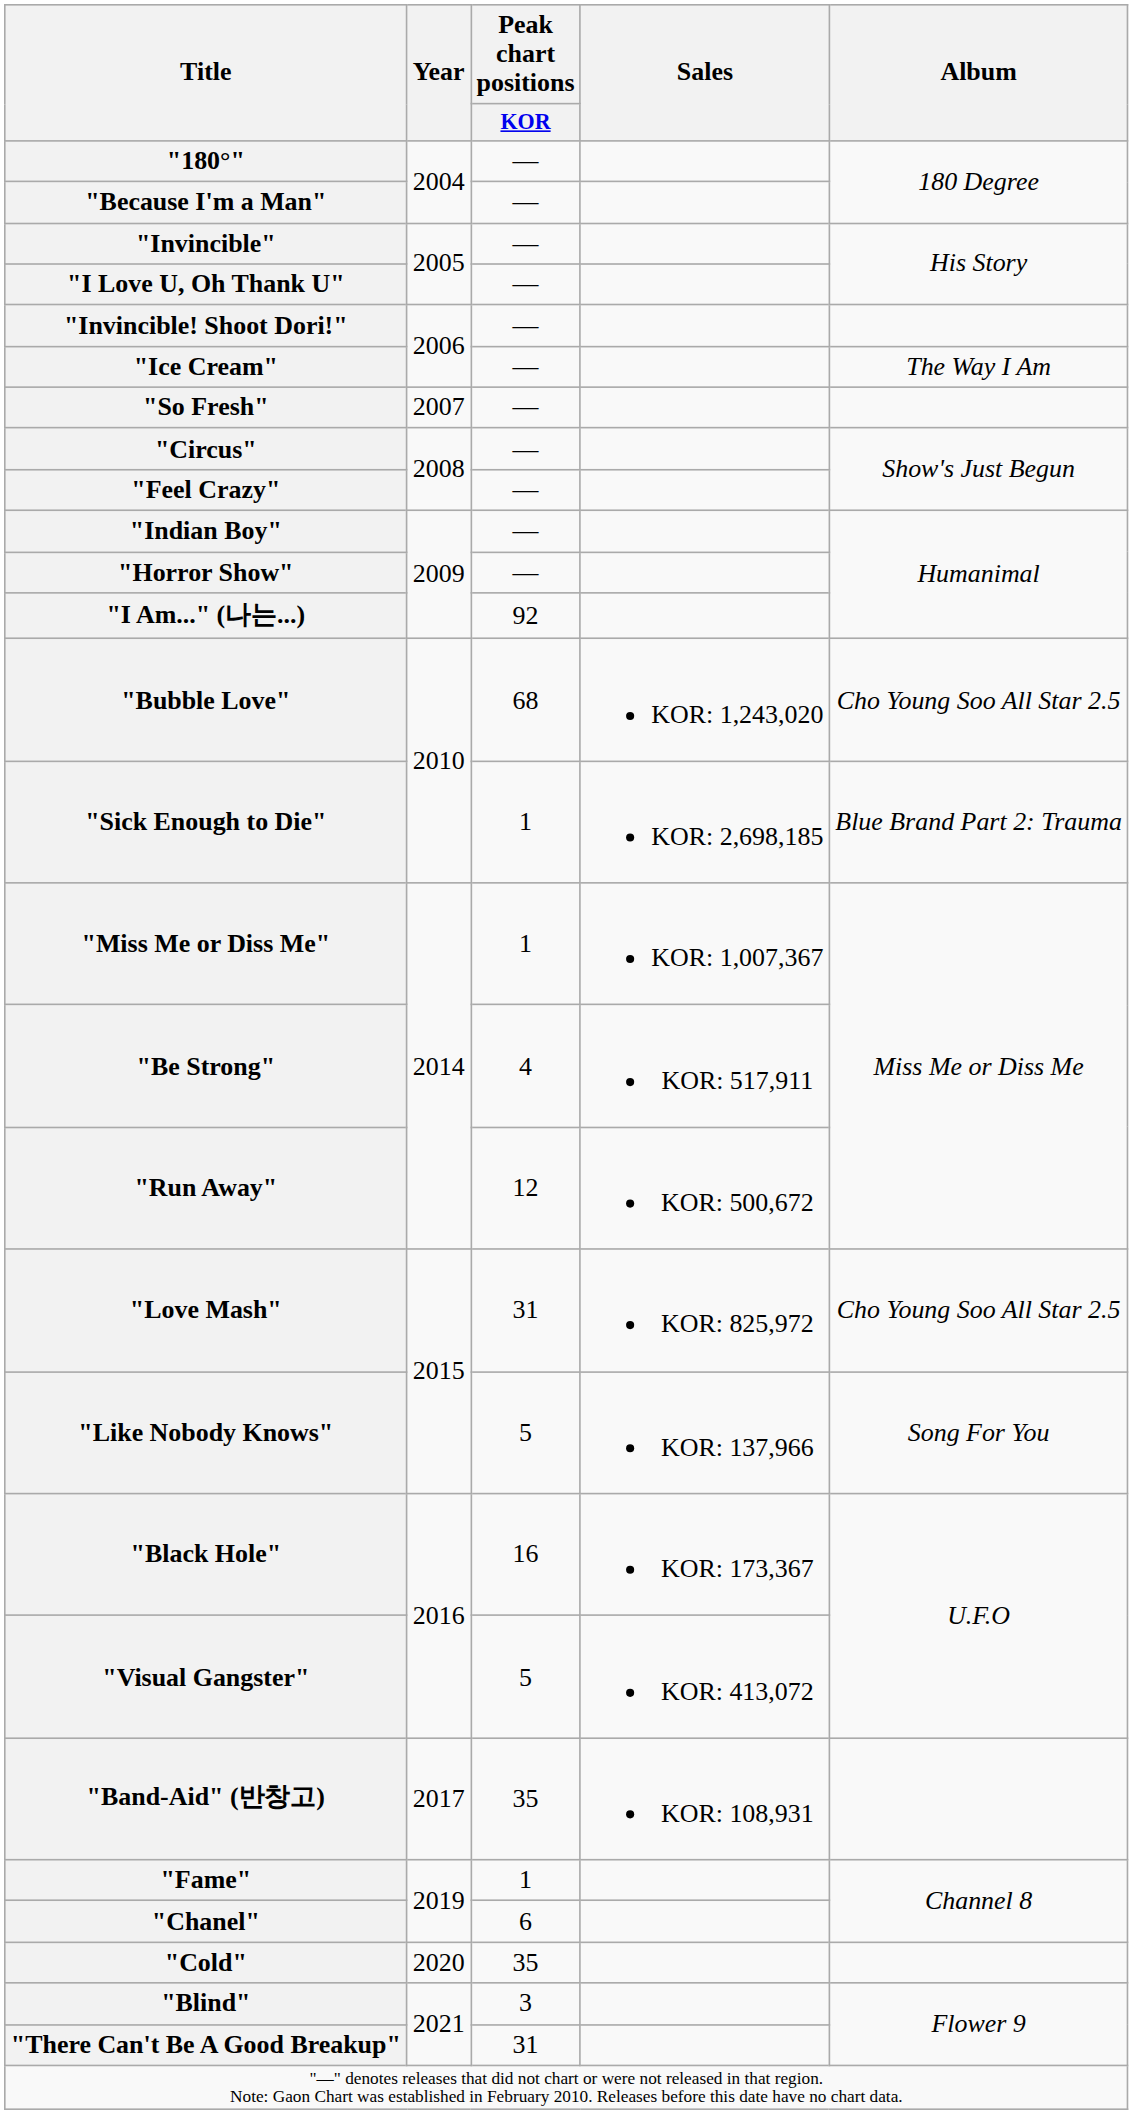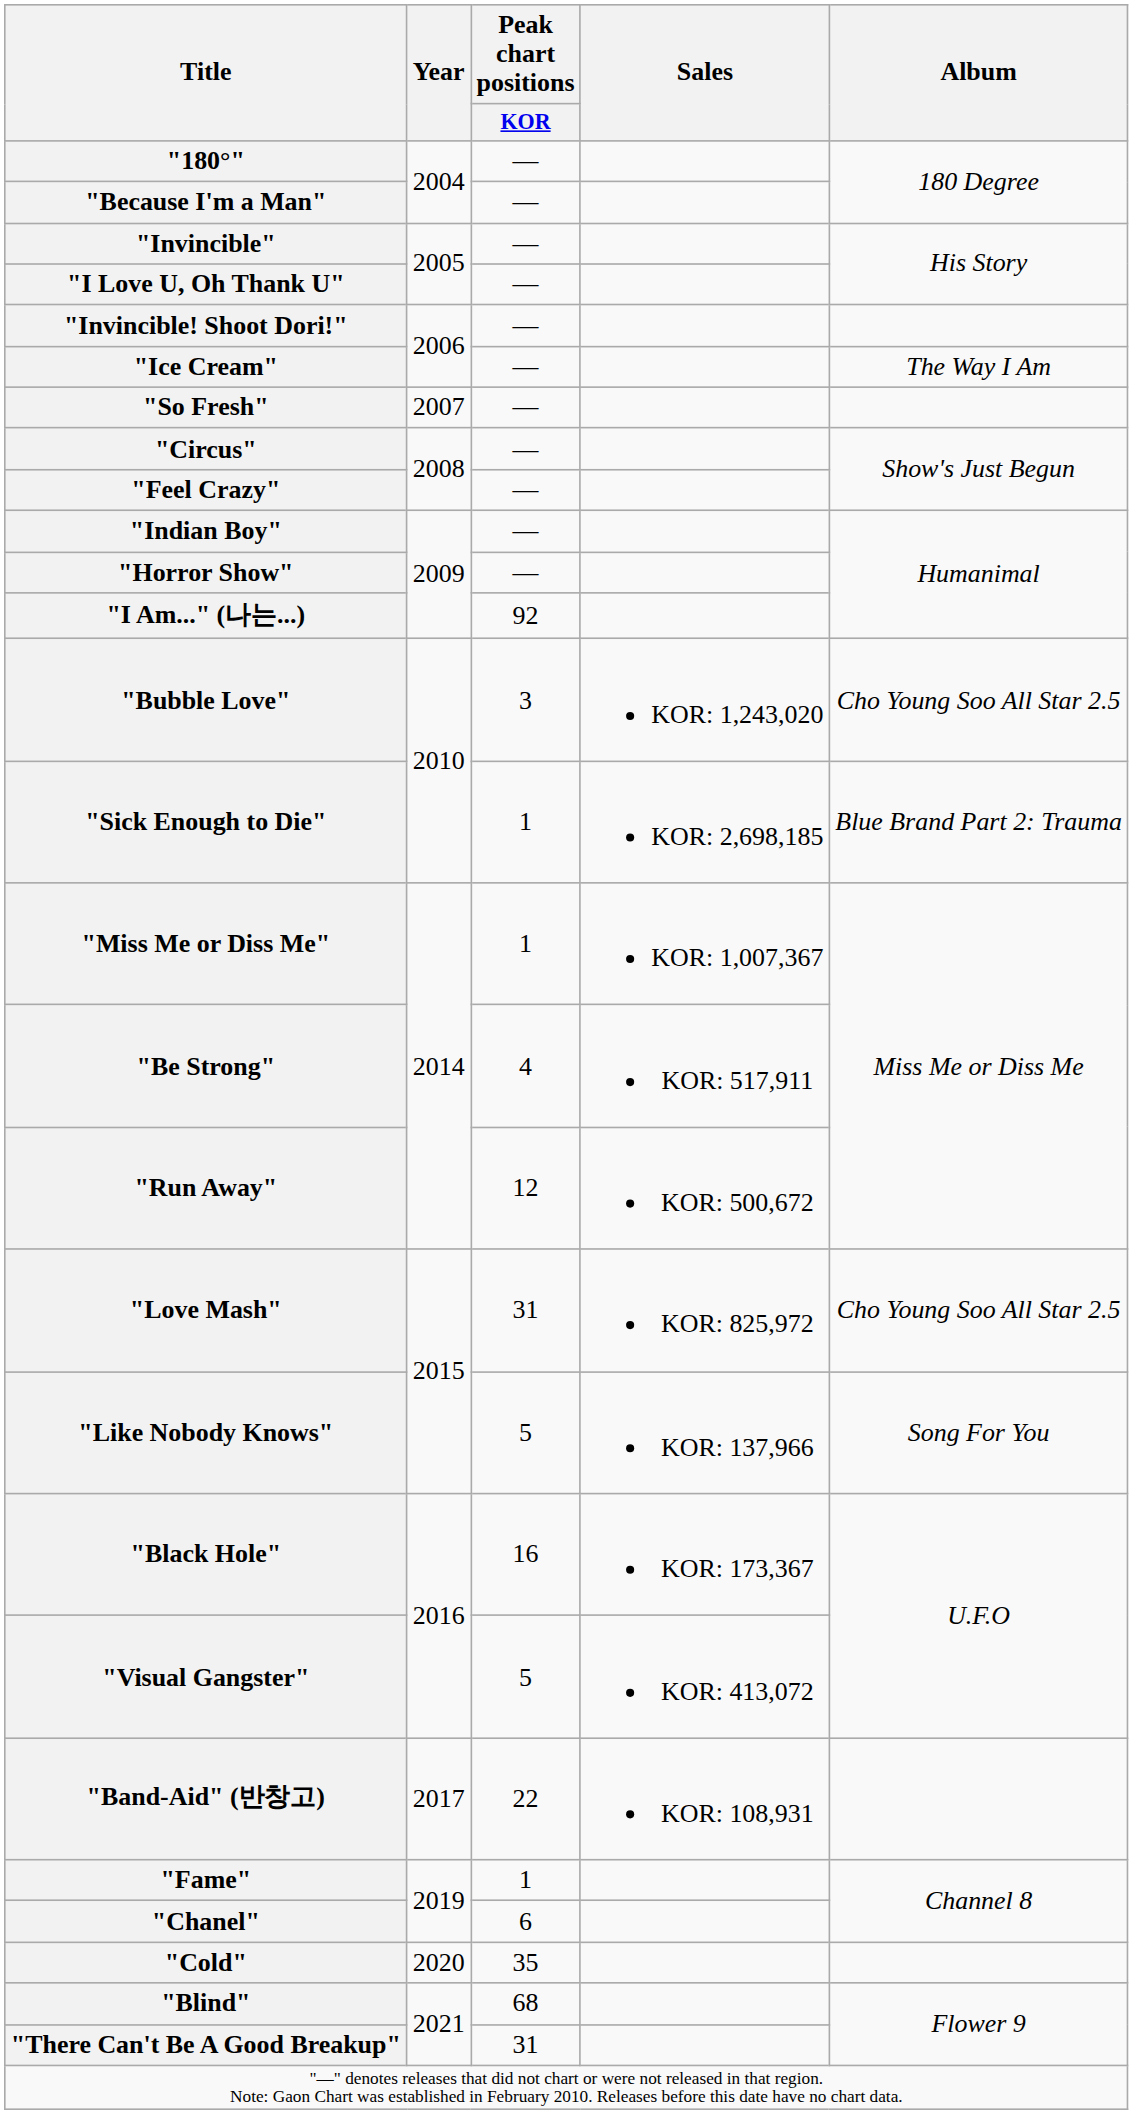(526, 699) 68 -> (526, 699) 3
(526, 1798) 35 -> (526, 1798) 22
(526, 2003) 3 -> (526, 2003) 68
